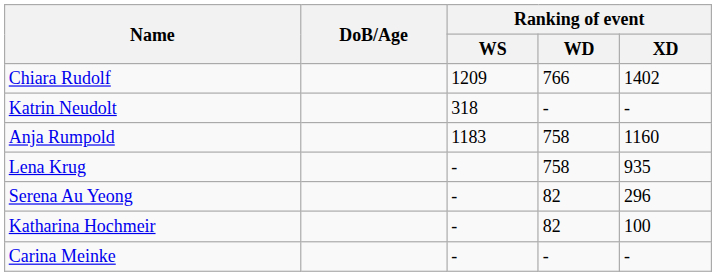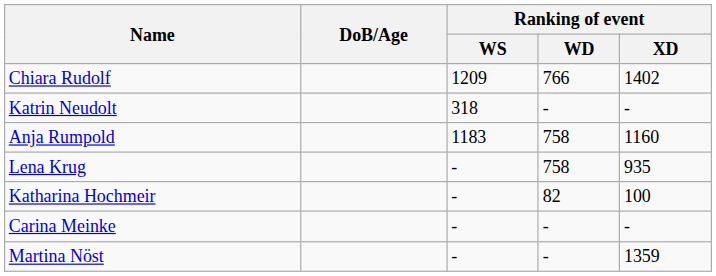- row: (71, 196)
+ row: (56, 256)
